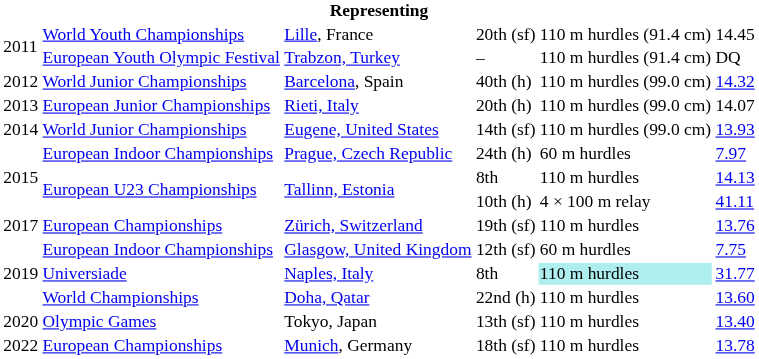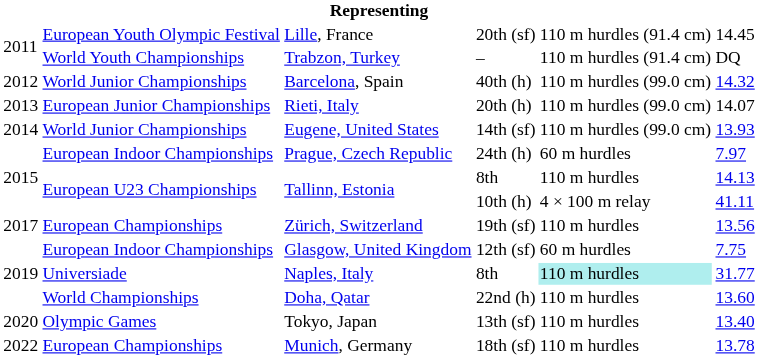(143, 34) World Youth Championships -> (161, 34) European Youth Olympic Festival
(161, 57) European Youth Olympic Festival -> (143, 57) World Youth Championships
(735, 225) 13.76 -> (735, 225) 13.56
